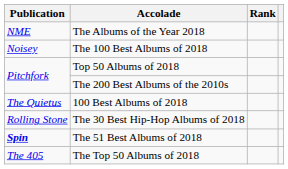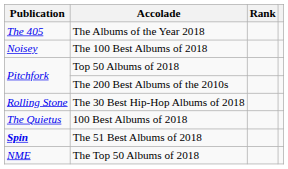(19, 31) NME -> (25, 31) The 405
rows swapped: (130, 102) <-> (159, 119)
(25, 155) The 405 -> (19, 155) NME
